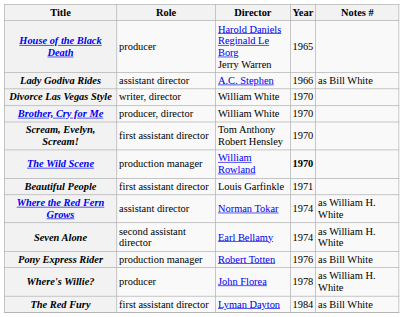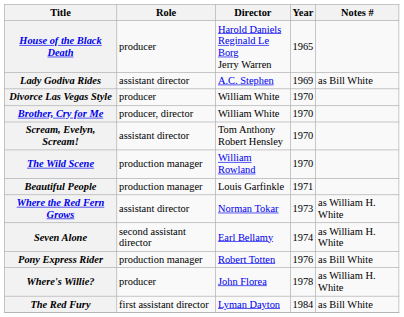(303, 80) 1966 -> (303, 80) 1969
(150, 97) writer, director -> (138, 97) producer
(164, 136) first assistant director -> (154, 136) assistant director
(303, 164) bold -> (303, 164) normal
(164, 186) first assistant director -> (161, 186) production manager
(303, 209) 1974 -> (303, 209) 1973
